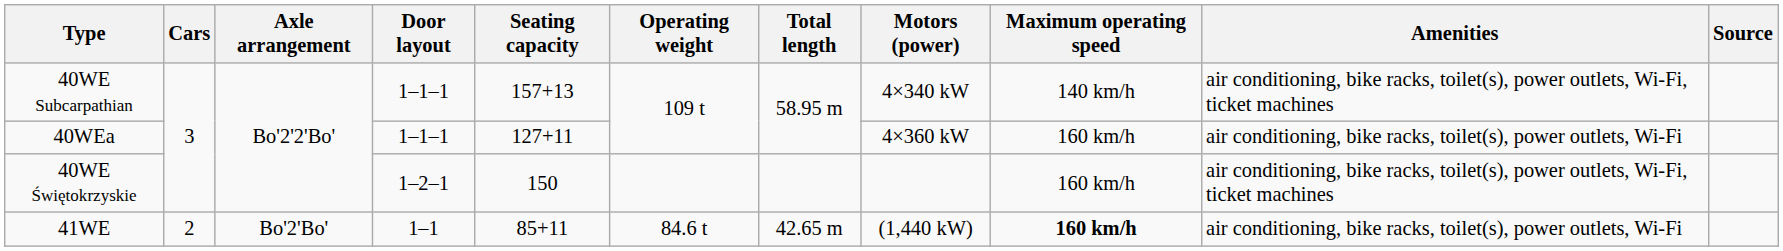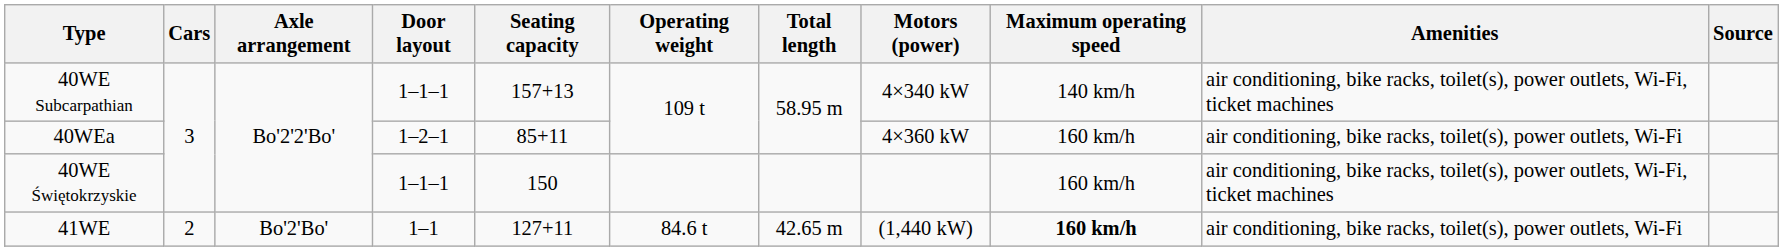(423, 137) 1–1–1 -> (423, 137) 1–2–1
(542, 137) 127+11 -> (542, 137) 85+11
(423, 183) 1–2–1 -> (423, 183) 1–1–1
(542, 229) 85+11 -> (542, 229) 127+11
